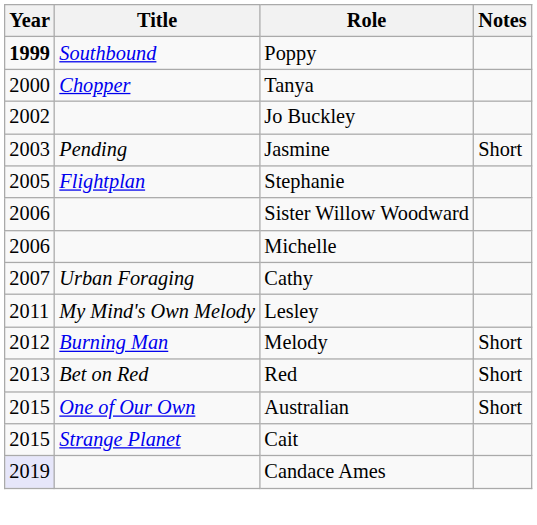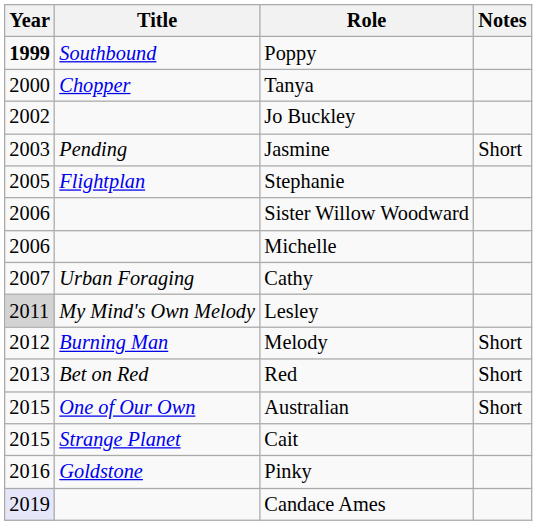(29, 310) no background -> (29, 310) lightgrey background
+ row: (288, 471)
